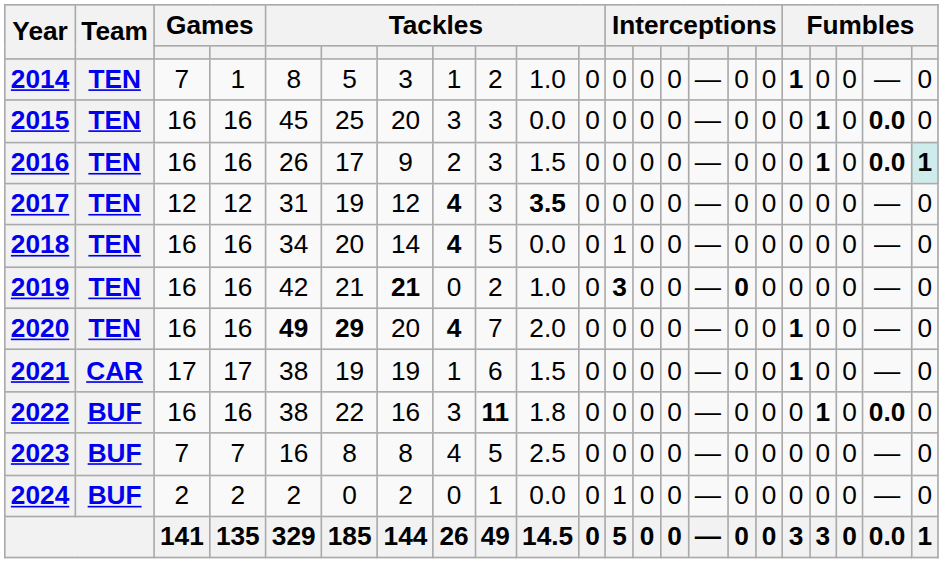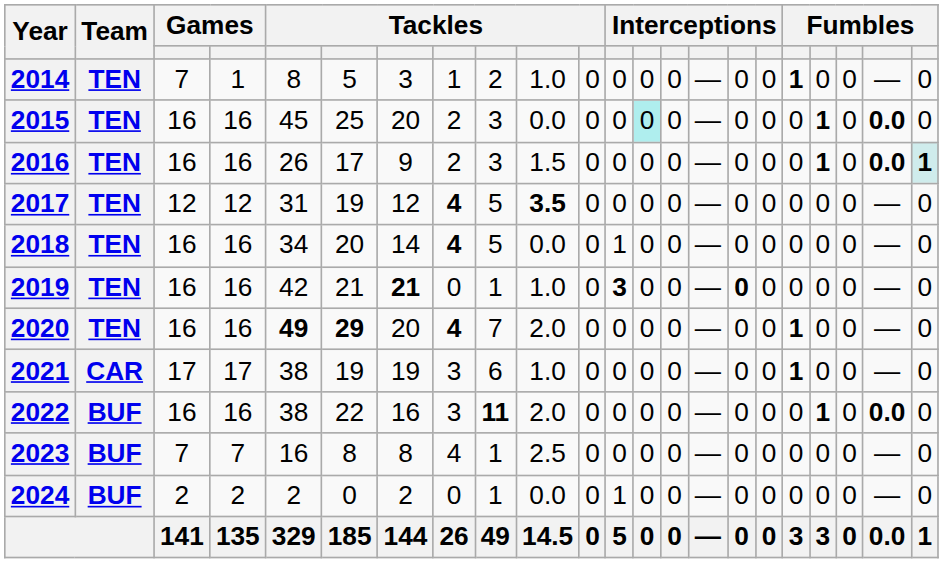(454, 120) 3 -> (454, 120) 2
(647, 120) no background -> (647, 120) paleturquoise background
(495, 203) 3 -> (495, 203) 5
(495, 287) 2 -> (495, 287) 1
(454, 370) 1 -> (454, 370) 3
(548, 370) 1.5 -> (548, 370) 1.0
(548, 411) 1.8 -> (548, 411) 2.0
(495, 453) 5 -> (495, 453) 1
